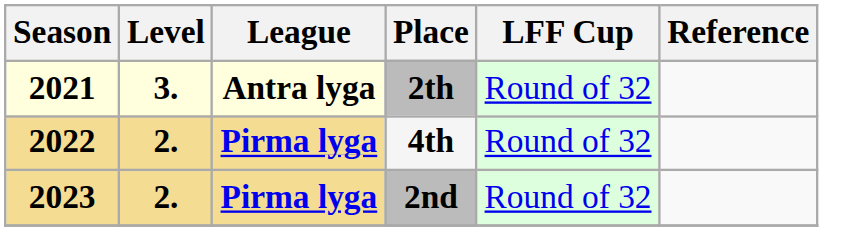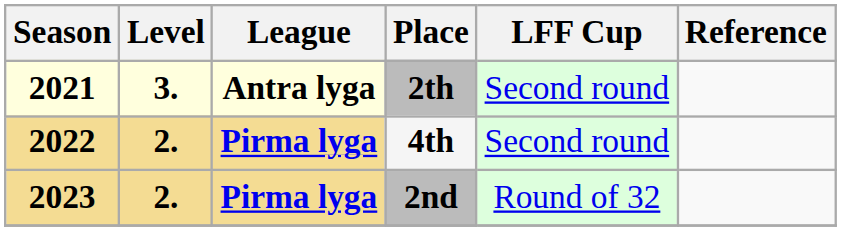(568, 87) Round of 32 -> (577, 87) Second round
(568, 142) Round of 32 -> (577, 142) Second round
